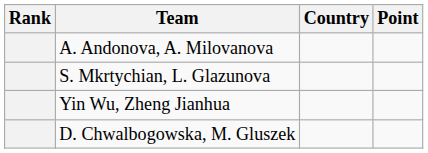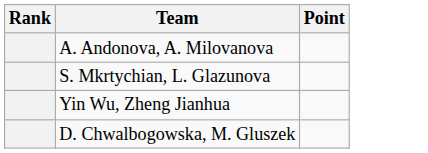- column: (336, 18)
